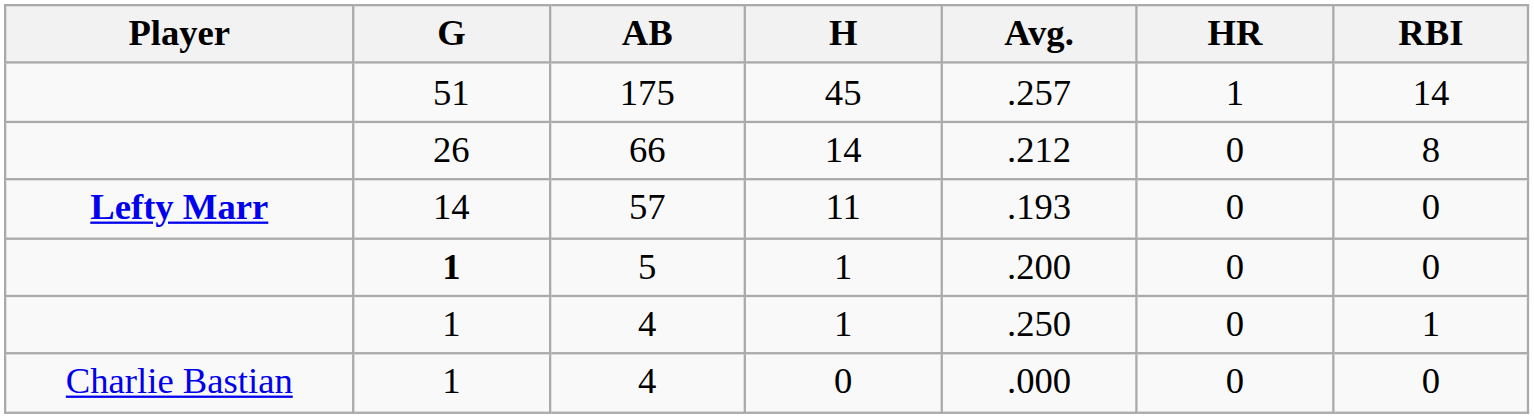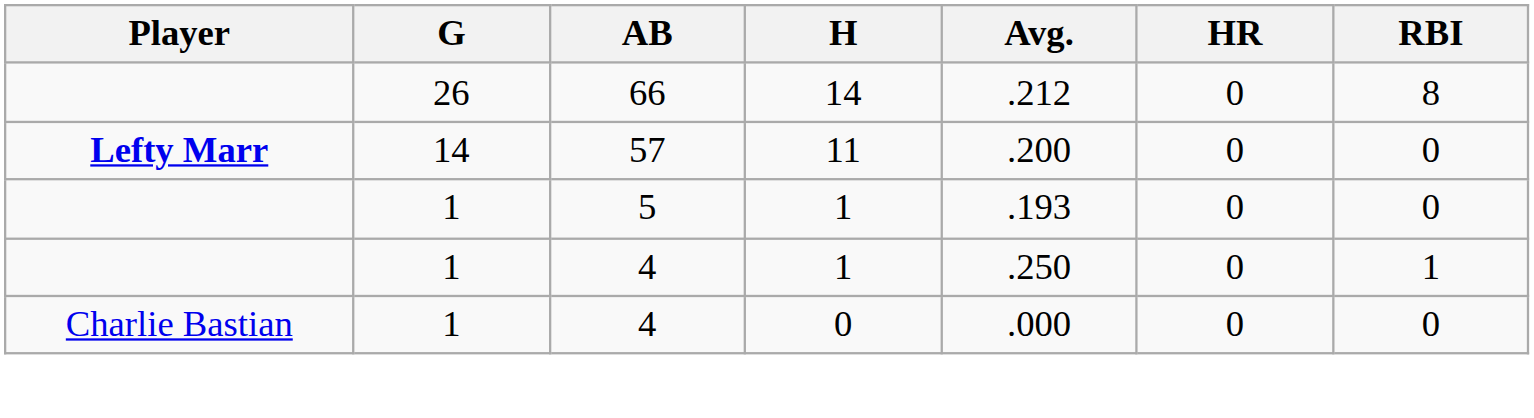- row: (647, 91)
(1039, 207) .193 -> (1039, 149) .200
(451, 265) bold -> (451, 207) normal
(1039, 265) .200 -> (1039, 207) .193
